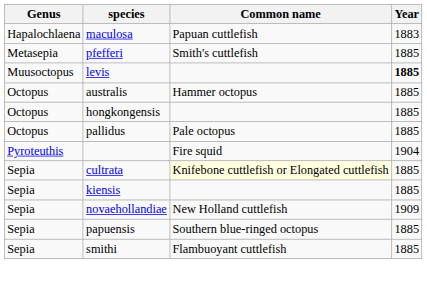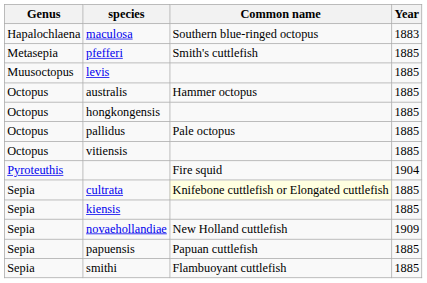(215, 33) Papuan cuttlefish -> (245, 33) Southern blue-ringed octopus
(407, 72) bold -> (407, 72) normal
+ row: (107, 151)
(245, 229) Southern blue-ringed octopus -> (215, 248) Papuan cuttlefish
